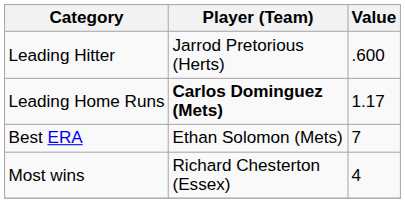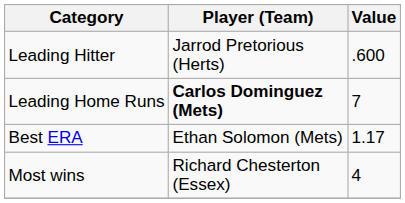(368, 101) 1.17 -> (356, 101) 7
(356, 138) 7 -> (368, 138) 1.17
